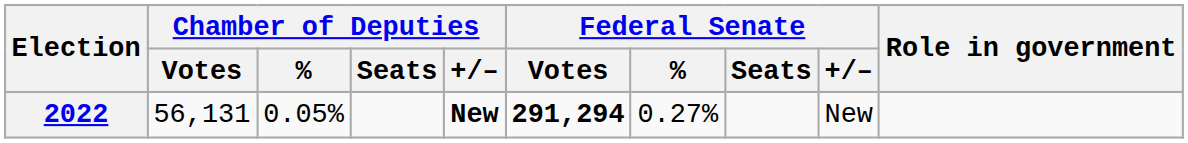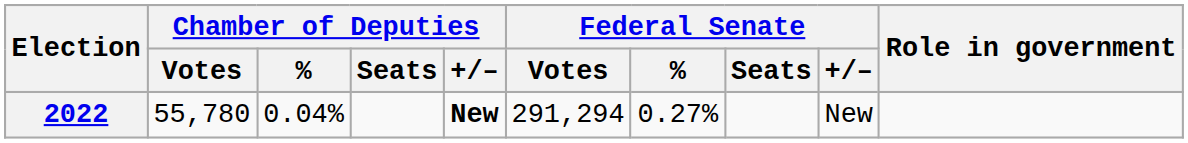(202, 115) 56,131 -> (202, 115) 55,780
(304, 115) 0.05% -> (304, 115) 0.04%
(568, 115) bold -> (568, 115) normal
